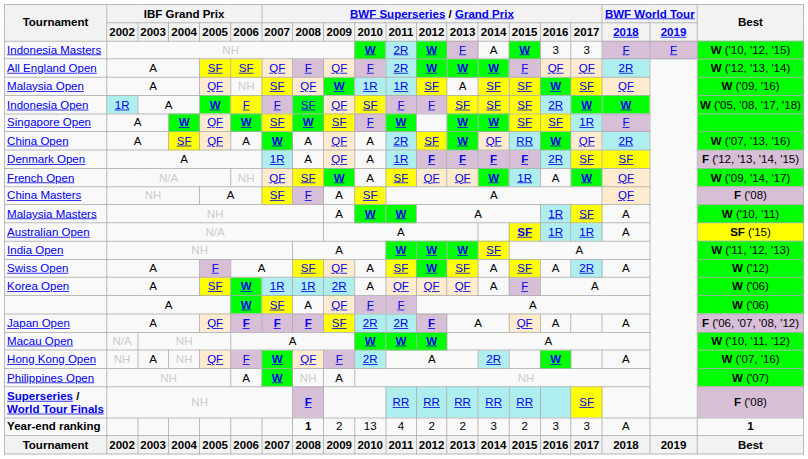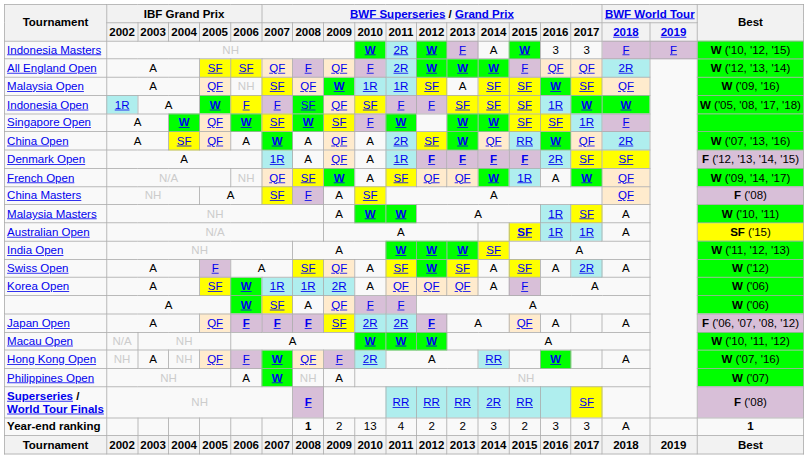(556, 105) 2R -> (556, 105) 1R
(494, 360) 2R -> (494, 360) RR
(494, 402) RR -> (494, 402) 2R
